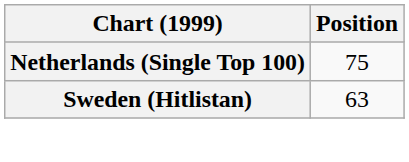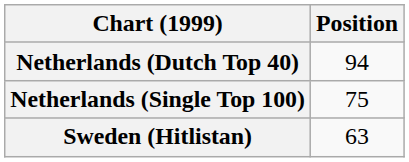+ row: (158, 61)
